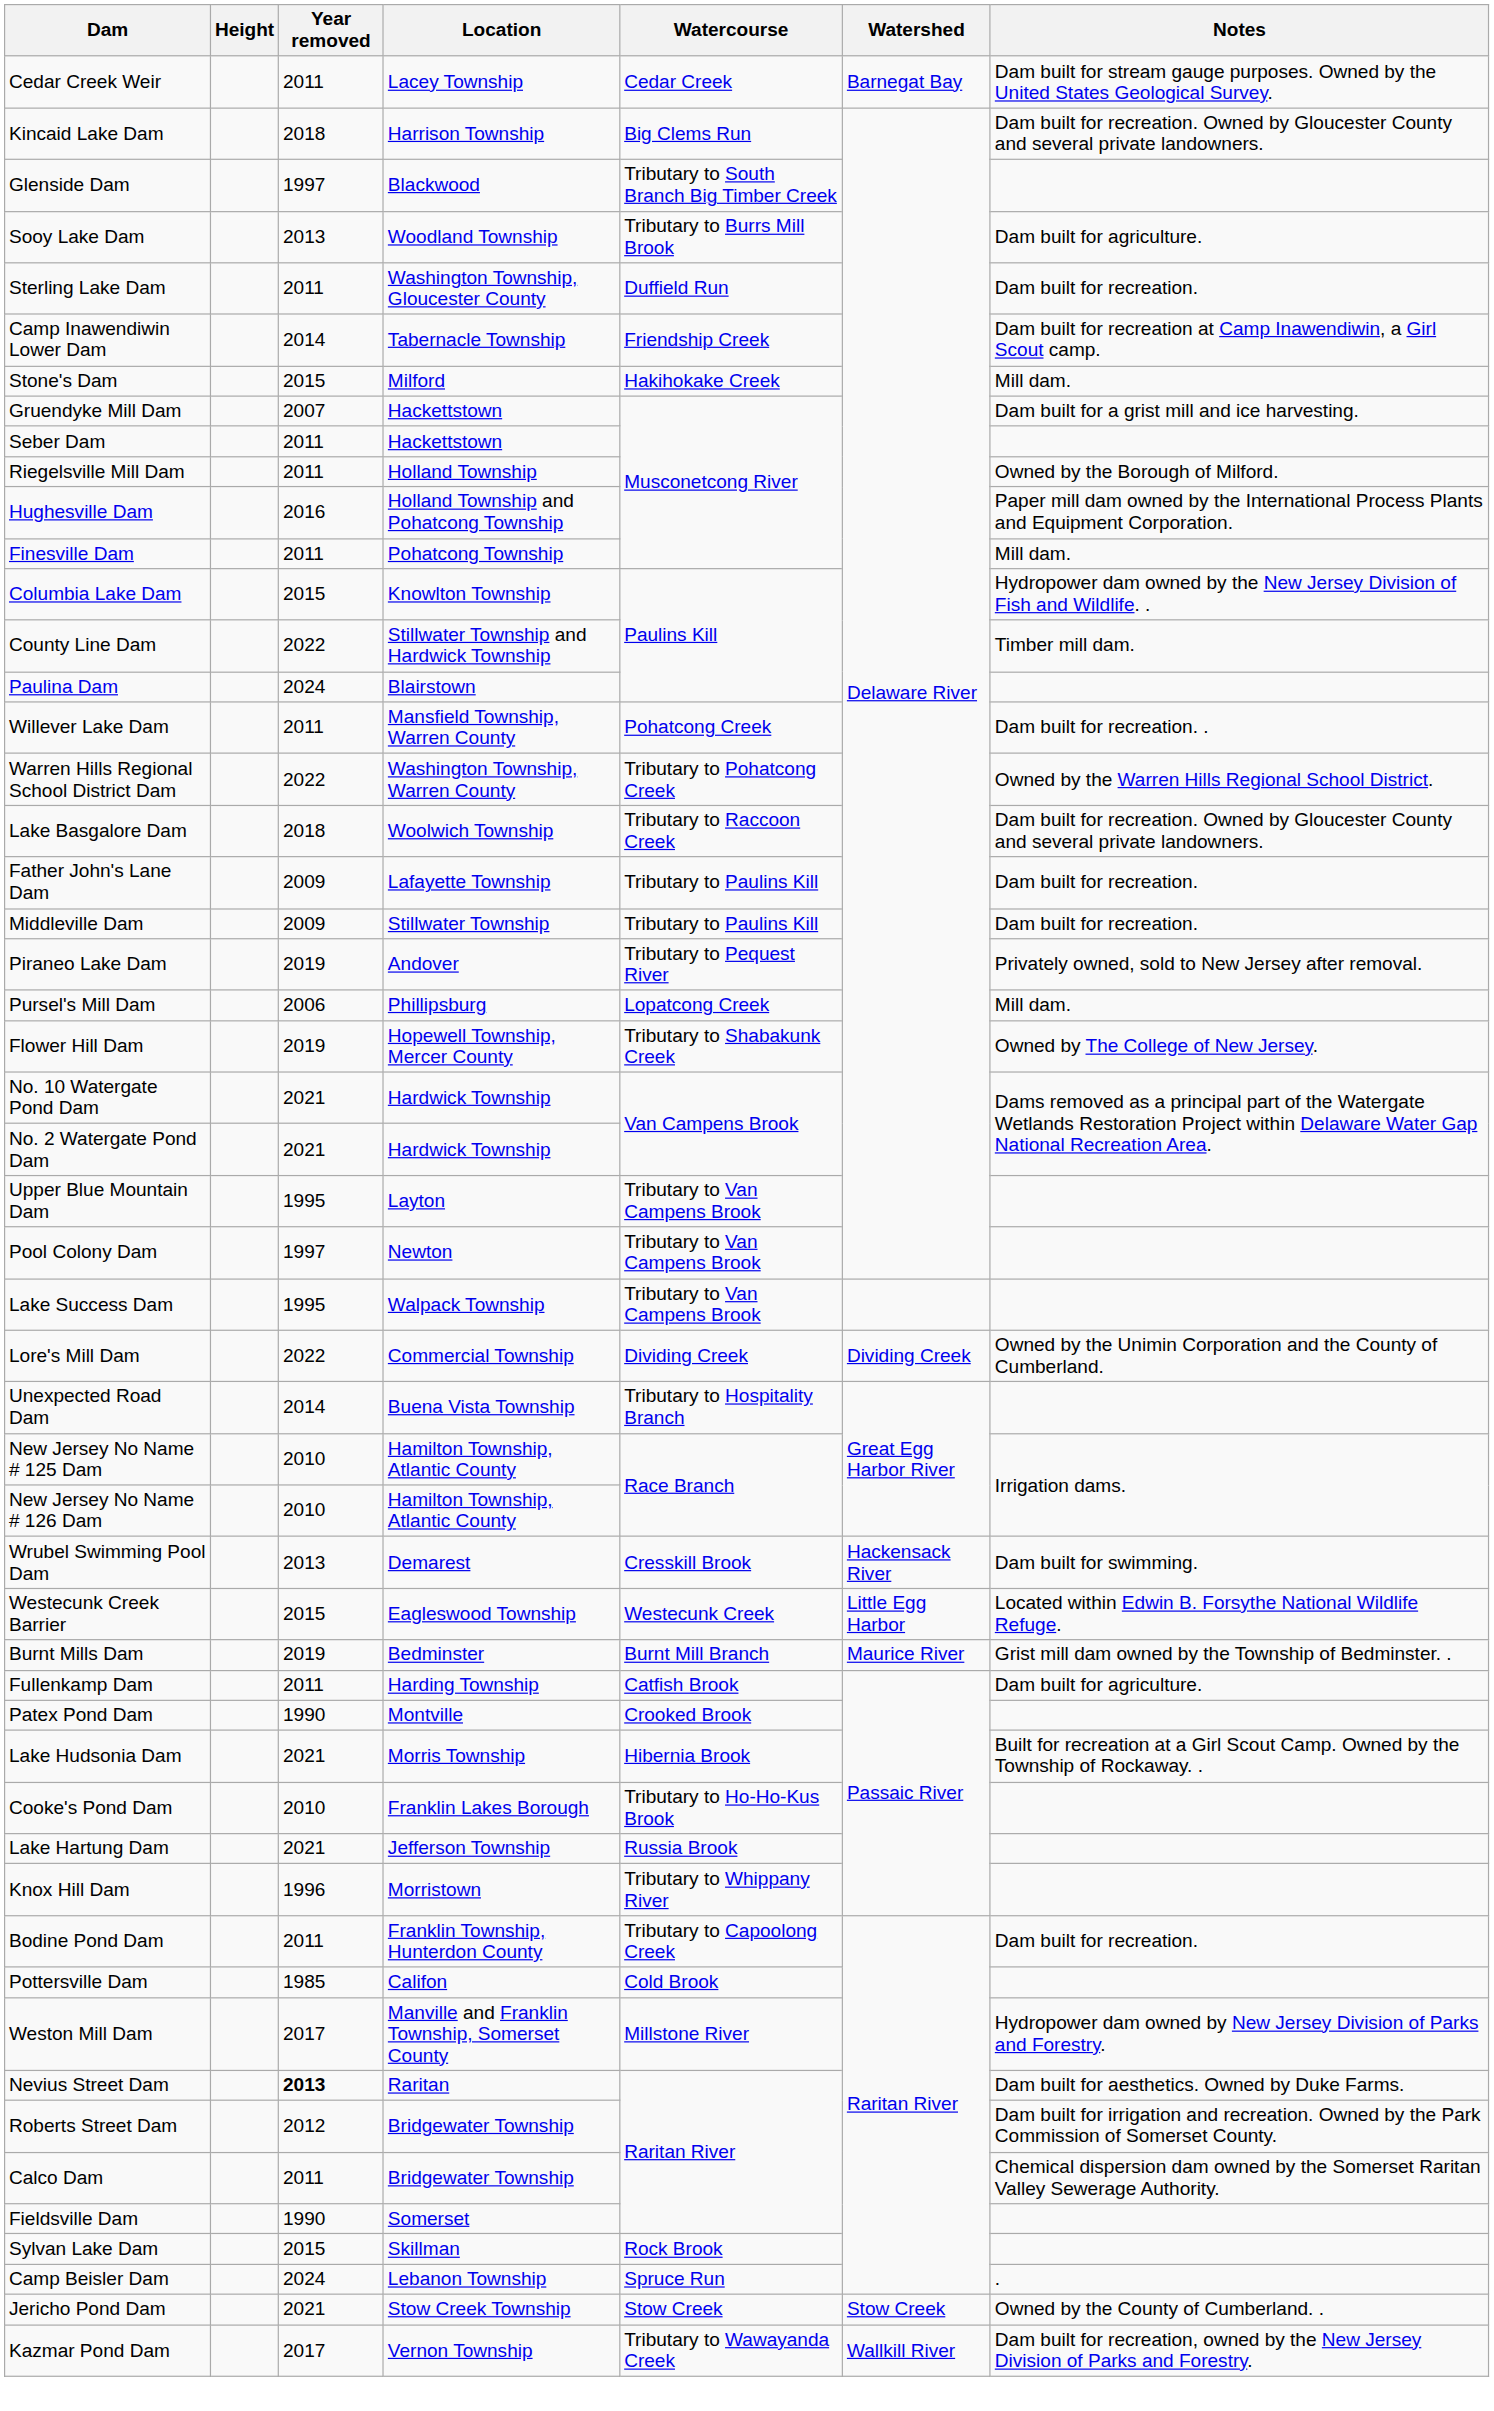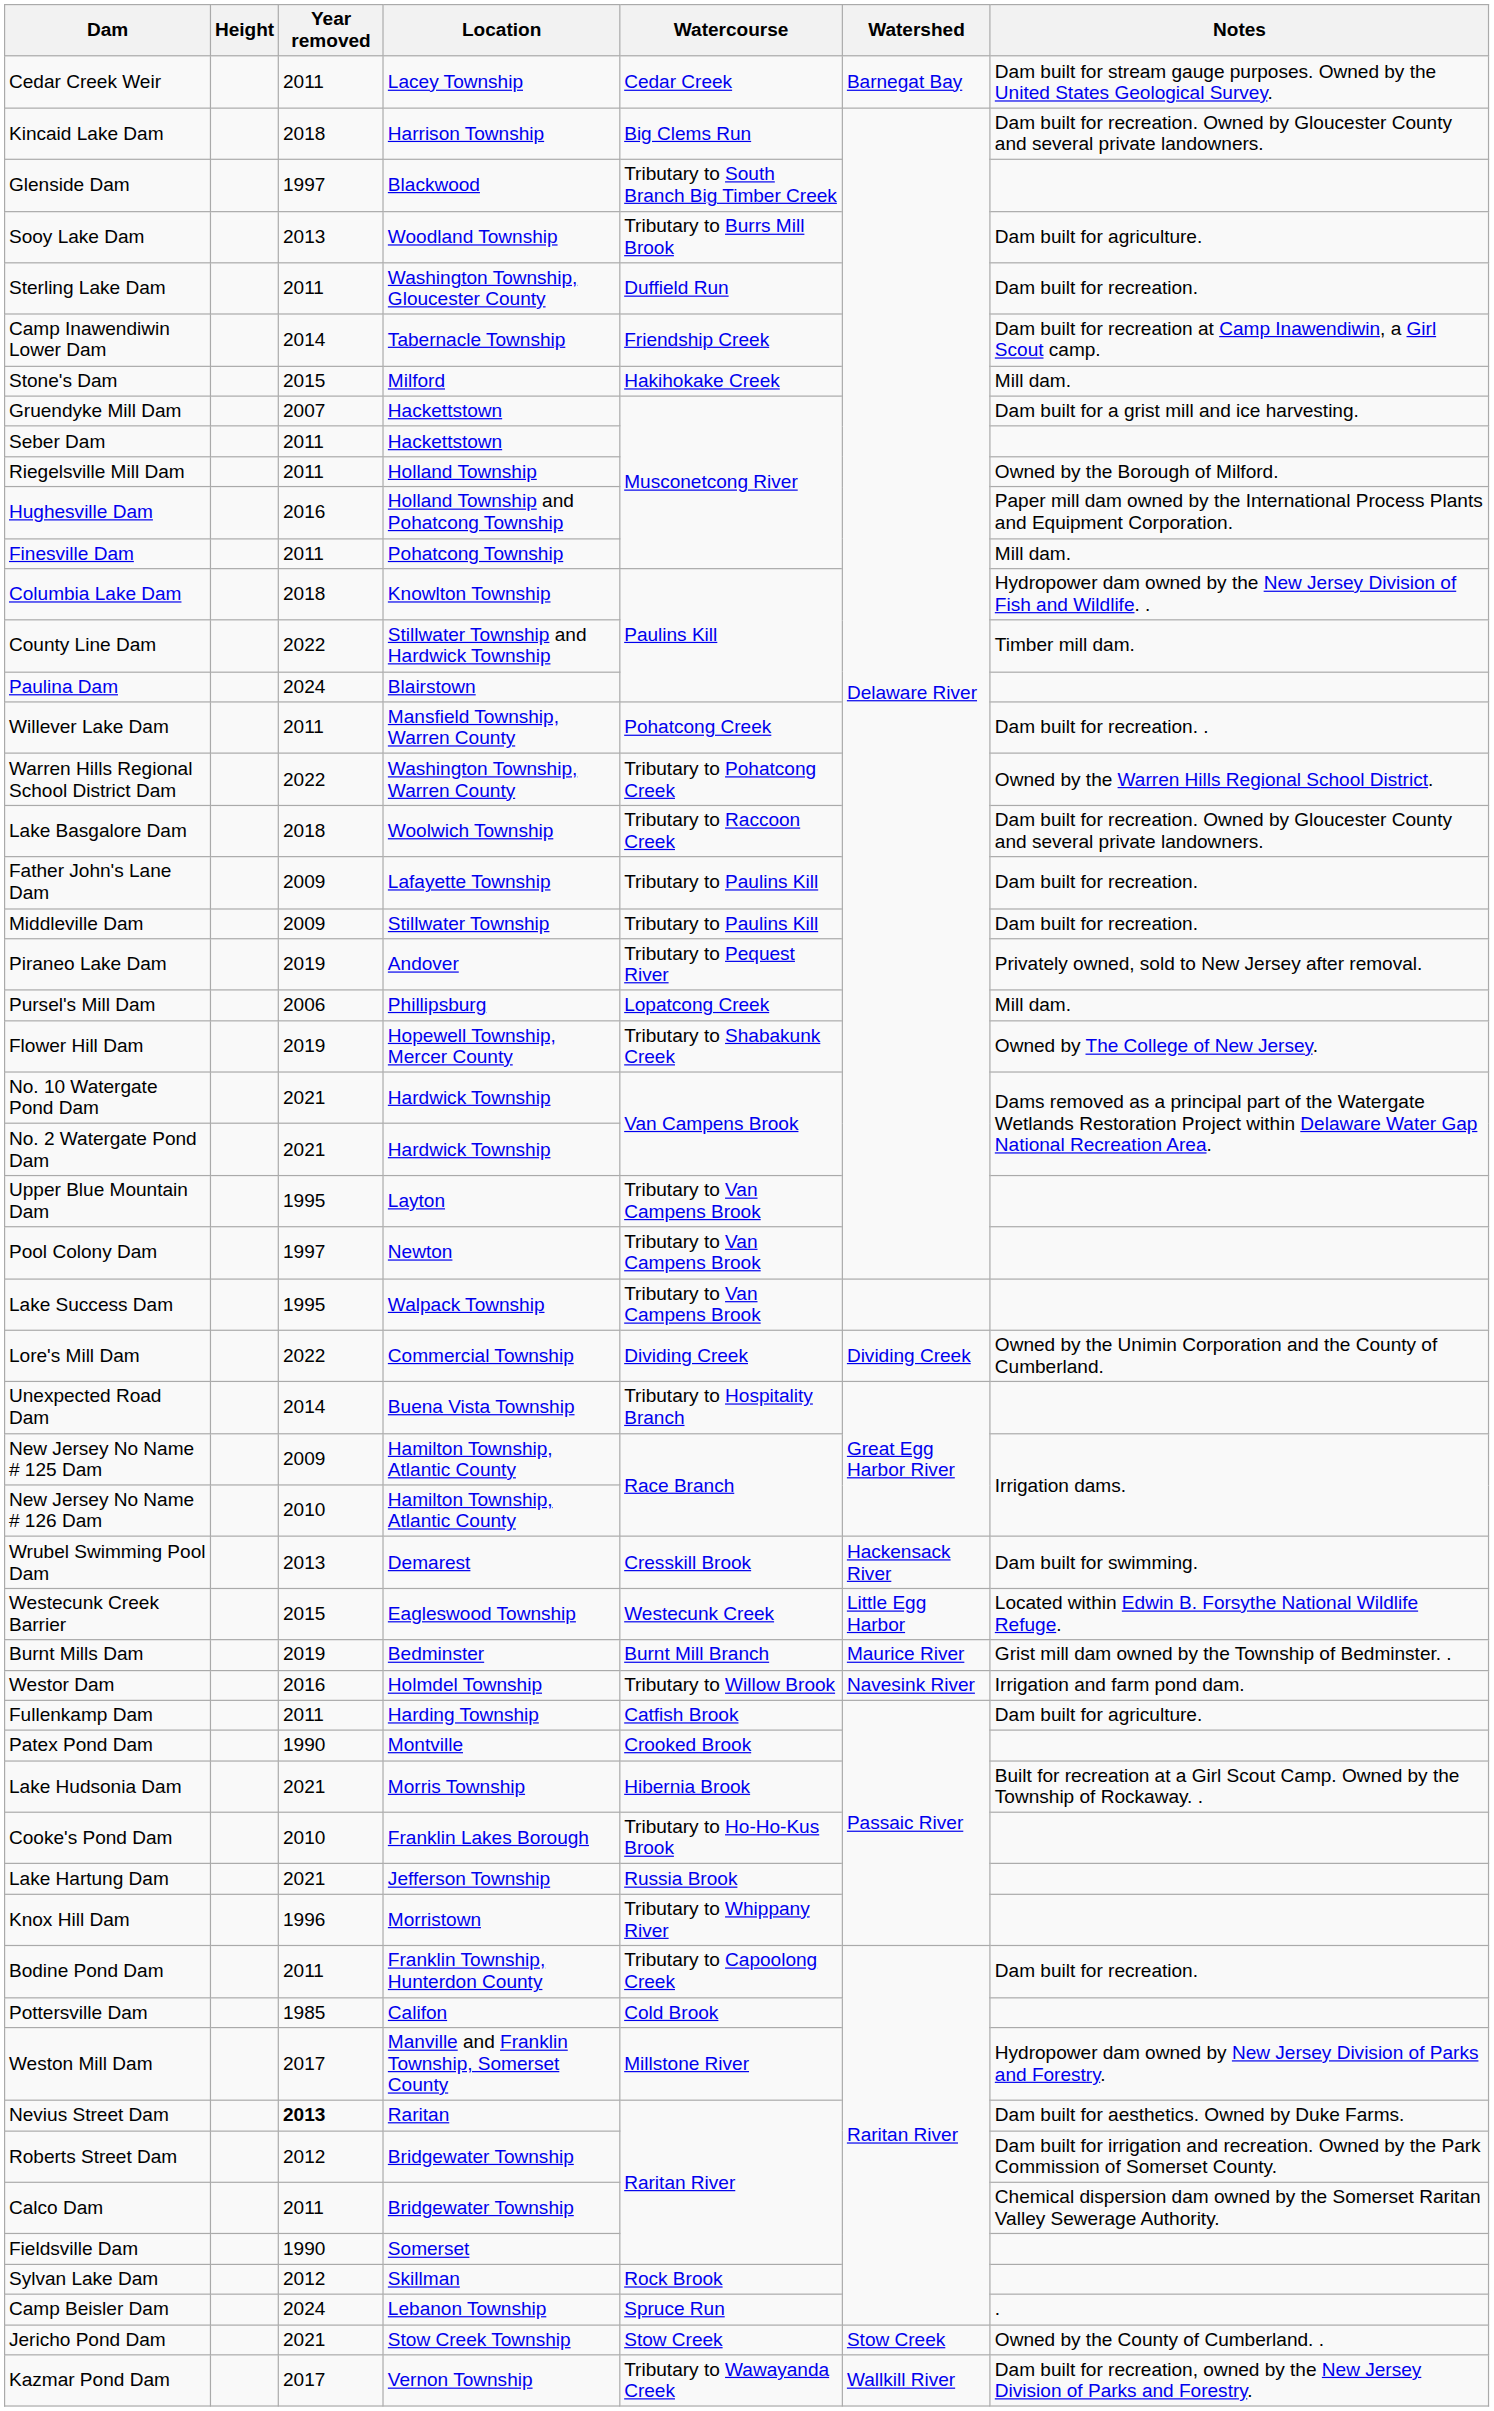(304, 594) 2015 -> (304, 594) 2018
(304, 1459) 2010 -> (304, 1459) 2009
+ row: (62, 1685)
(304, 2248) 2015 -> (304, 2279) 2012
